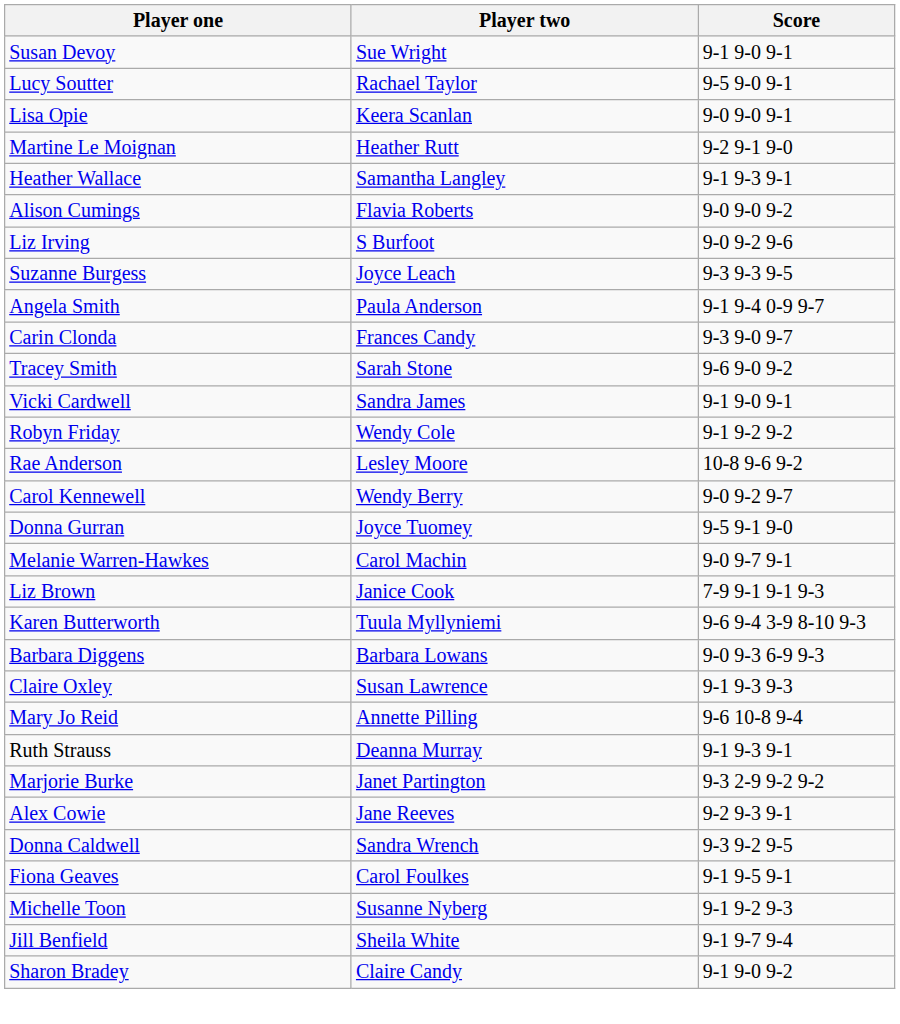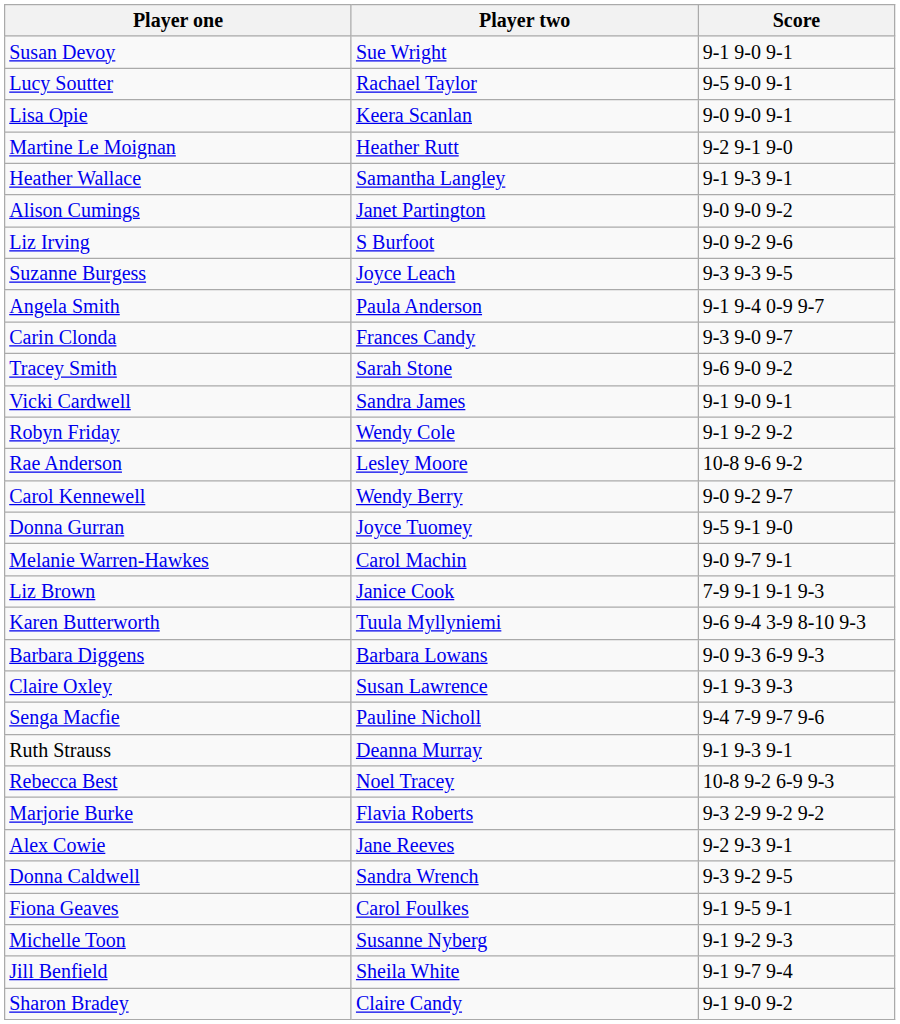(415, 210) Flavia Roberts -> (421, 210) Janet Partington
+ row: (64, 718)
- row: (64, 718)
+ row: (63, 781)
(421, 781) Janet Partington -> (415, 813) Flavia Roberts
